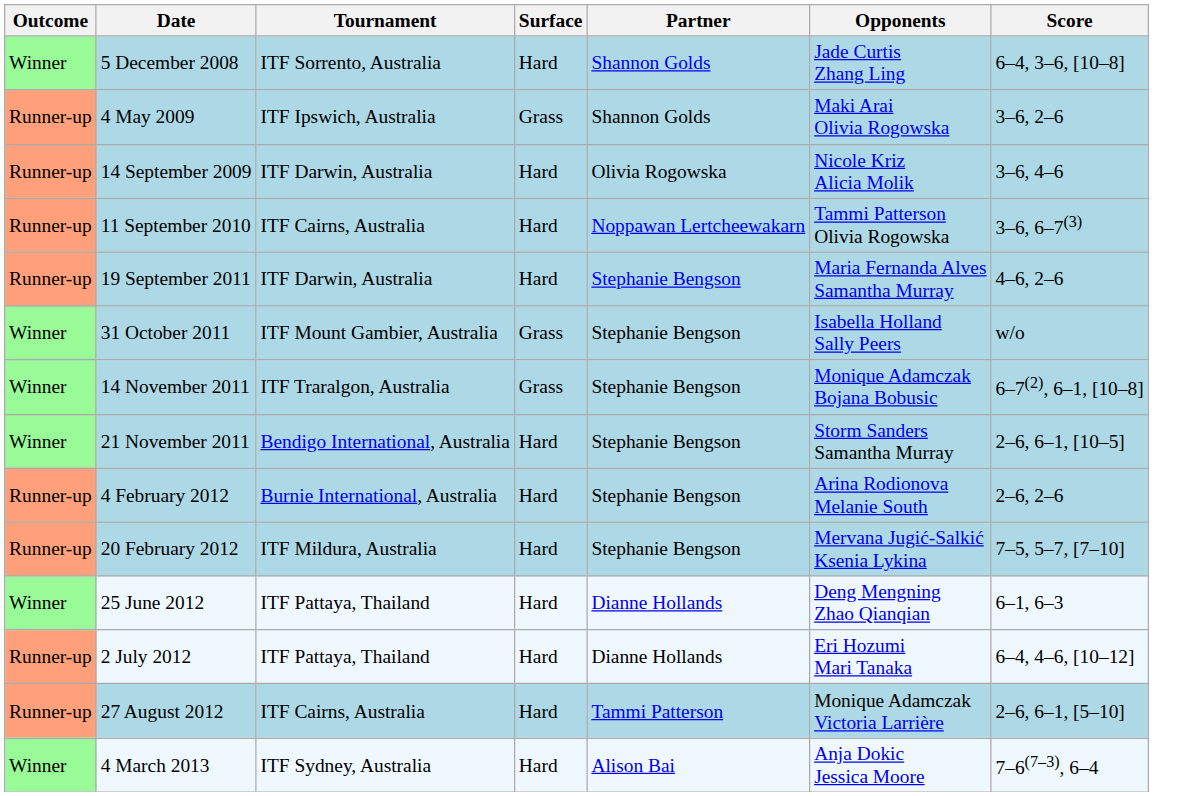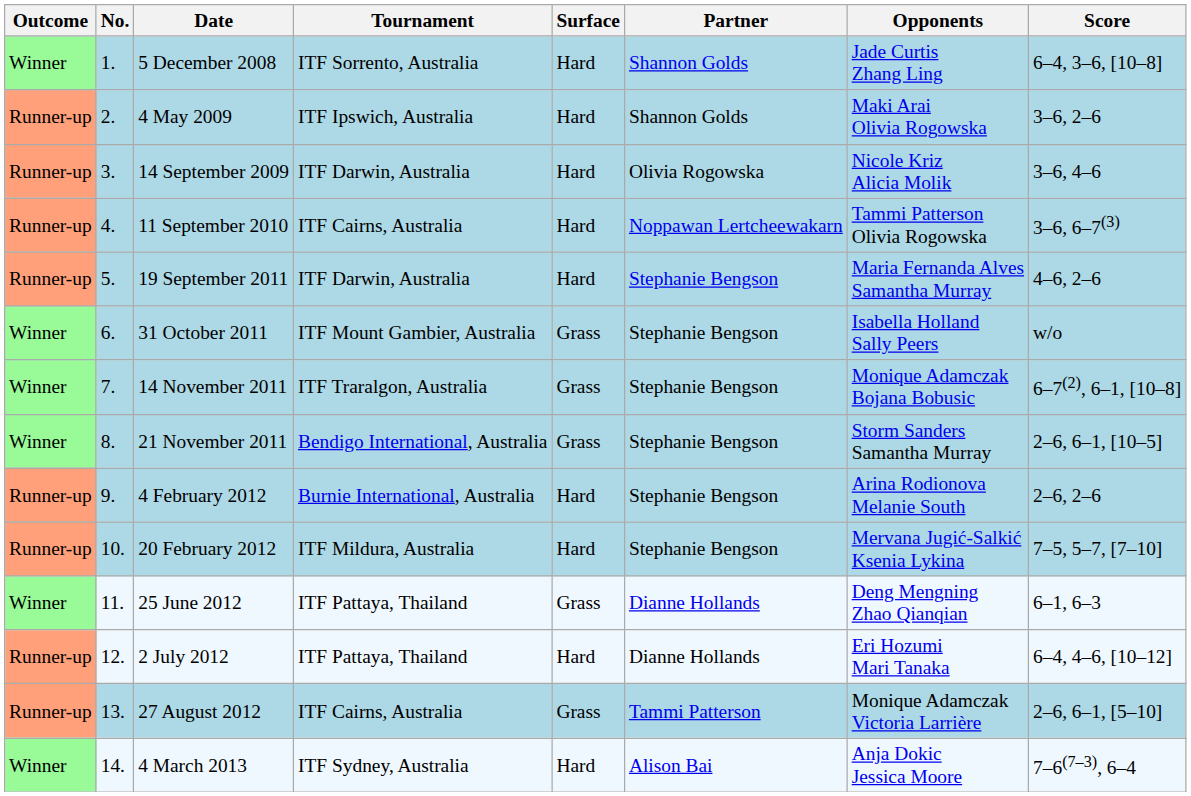+ column: (115, 19)
(541, 116) Grass -> (576, 116) Hard
(538, 440) Hard -> (578, 440) Grass
(538, 602) Hard -> (578, 602) Grass
(538, 710) Hard -> (578, 710) Grass
